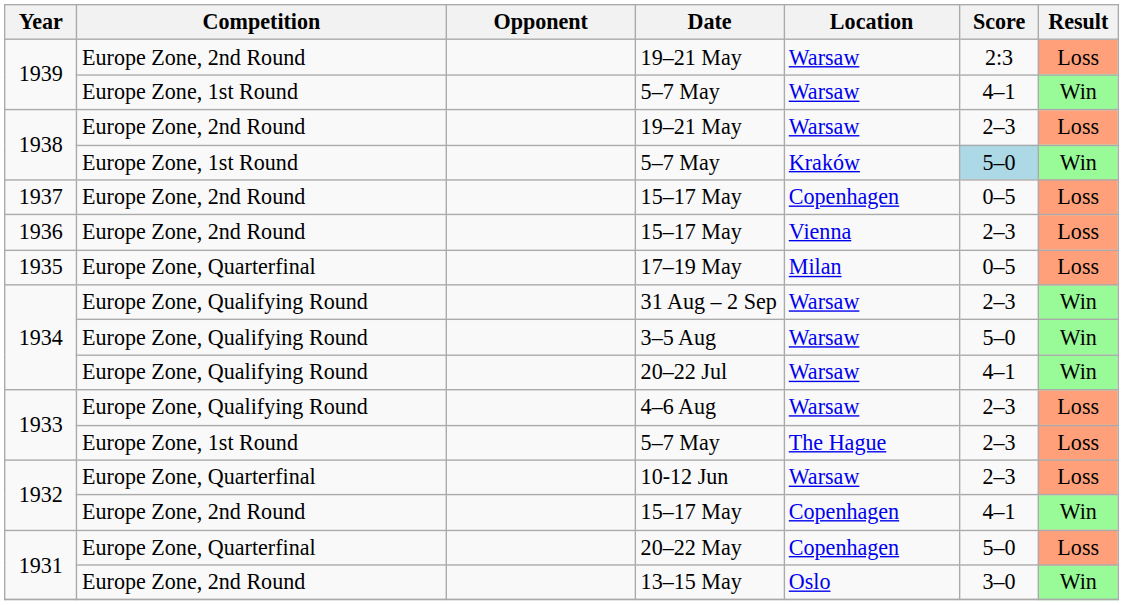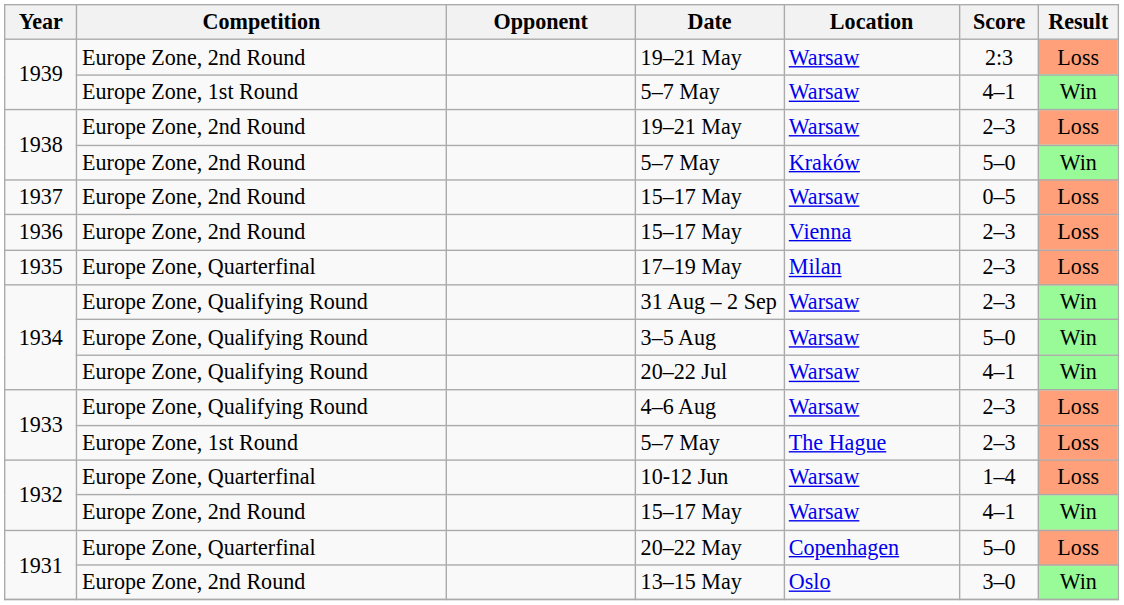(190, 162) Europe Zone, 1st Round -> (194, 162) Europe Zone, 2nd Round
(999, 162) lightblue background -> (999, 162) no background
(844, 197) Copenhagen -> (824, 197) Warsaw
(999, 267) 0–5 -> (999, 267) 2–3
(999, 477) 2–3 -> (999, 477) 1–4
(844, 512) Copenhagen -> (824, 512) Warsaw
